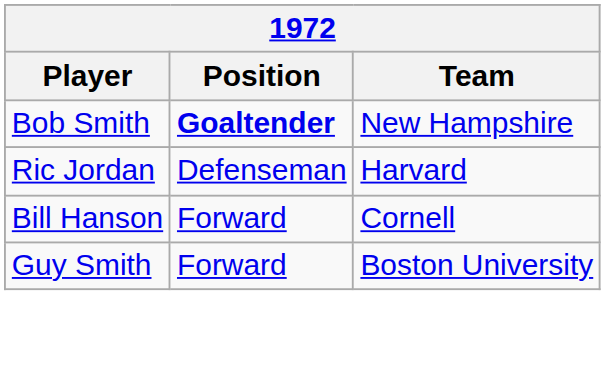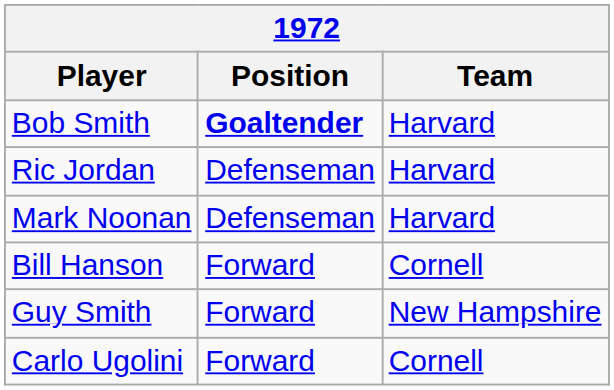(467, 123) New Hampshire -> (442, 123) Harvard
+ row: (102, 218)
(477, 265) Boston University -> (495, 312) New Hampshire
+ row: (97, 360)
